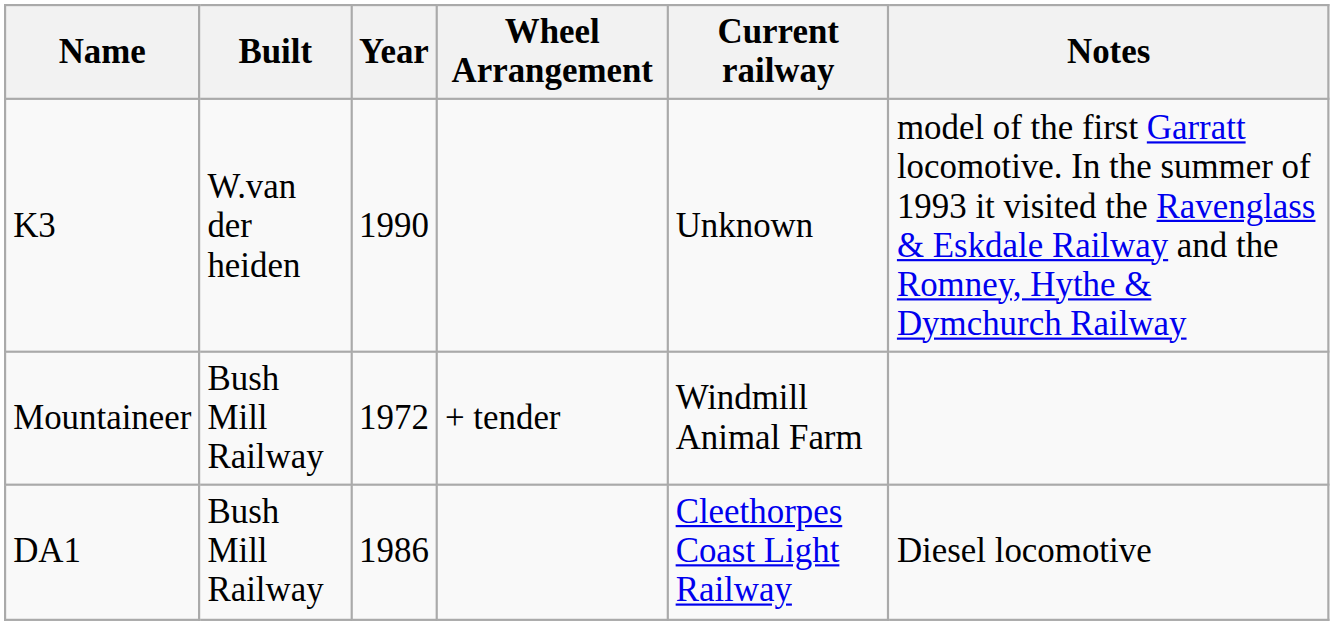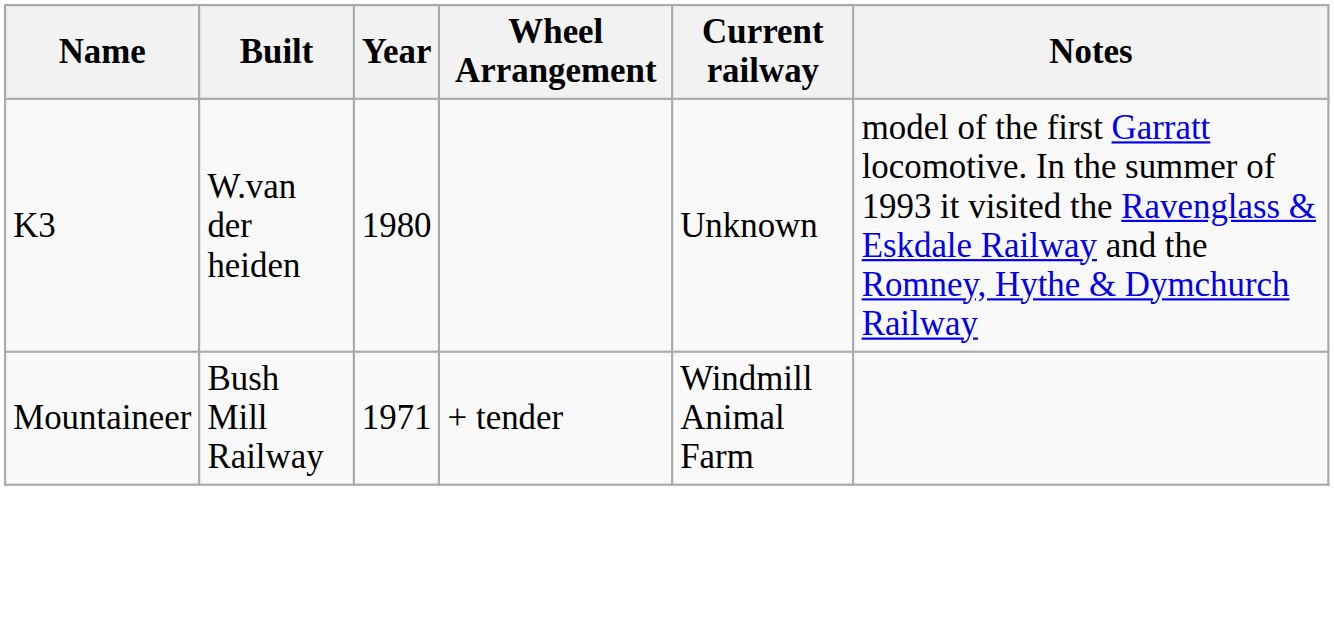(394, 224) 1990 -> (397, 224) 1980
(394, 417) 1972 -> (397, 417) 1971
- row: (47, 551)
